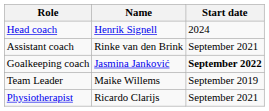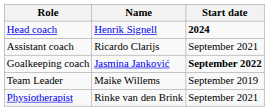(199, 30) normal -> (199, 30) bold
(139, 47) Rinke van den Brink -> (127, 47) Ricardo Clarijs
(127, 98) Ricardo Clarijs -> (139, 98) Rinke van den Brink
